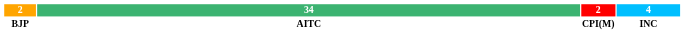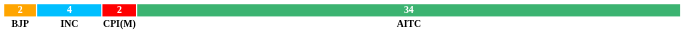columns swapped: (648, 10) <-> (309, 10)
